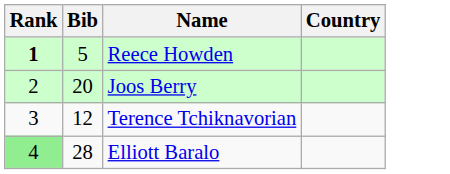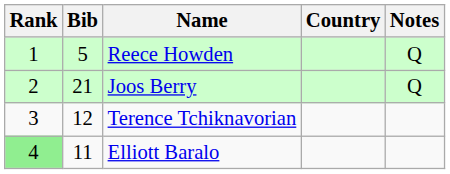+ column: (415, 20)
(33, 53) bold -> (33, 53) normal
(83, 86) 20 -> (83, 86) 21
(83, 151) 28 -> (83, 151) 11
